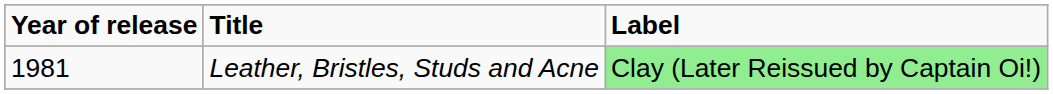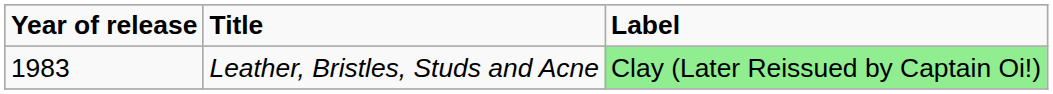(40, 67) 1981 -> (40, 67) 1983
